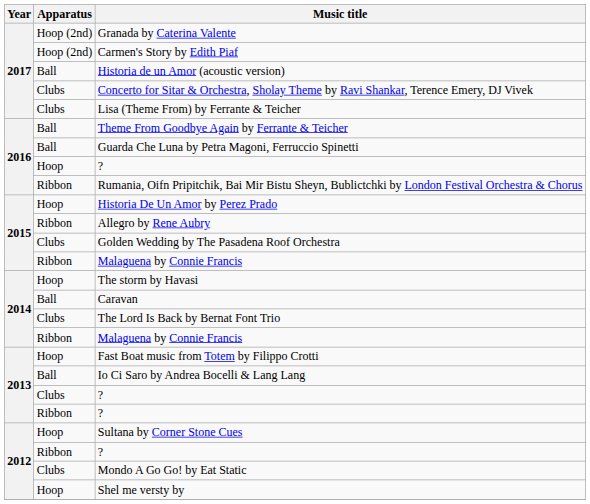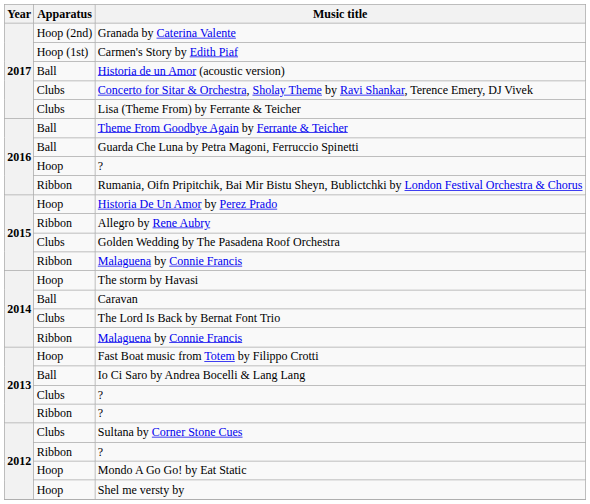(65, 52) Hoop (2nd) -> (63, 52) Hoop (1st)
(50, 432) Hoop -> (51, 432) Clubs
(51, 470) Clubs -> (50, 470) Hoop
